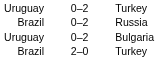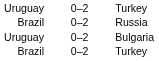(80, 52) 2–0 -> (80, 52) 0–2
